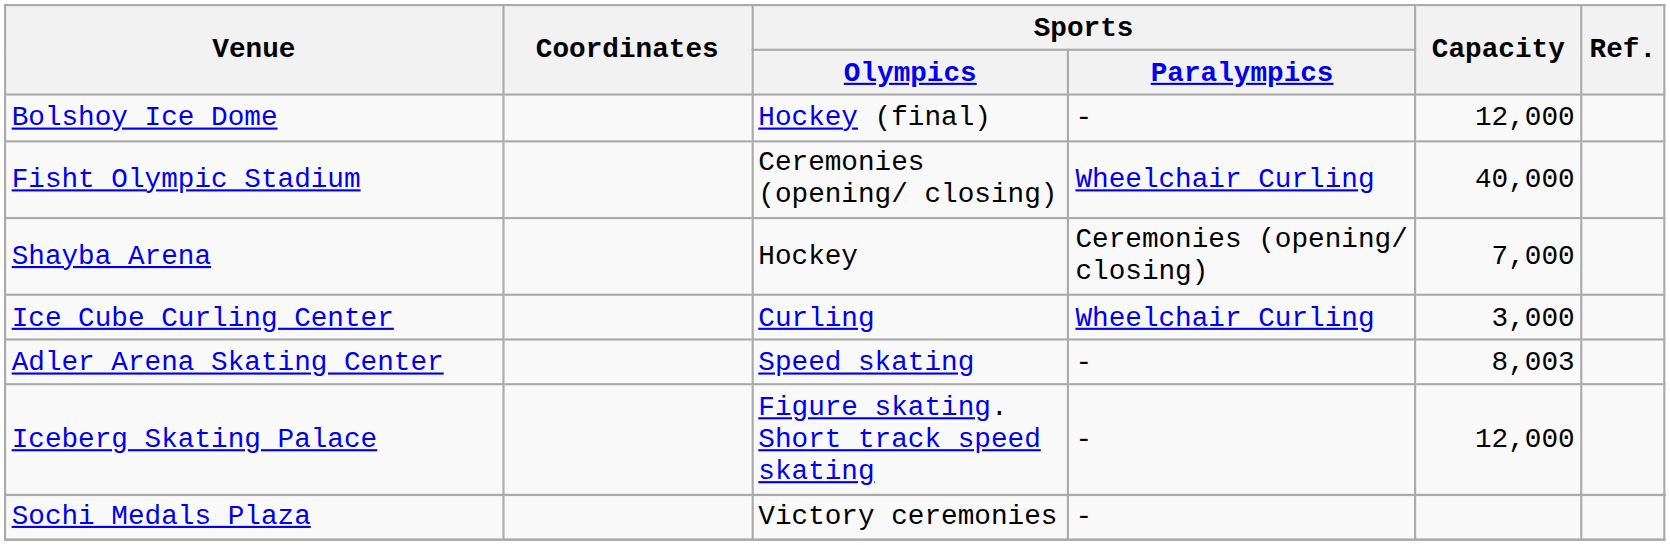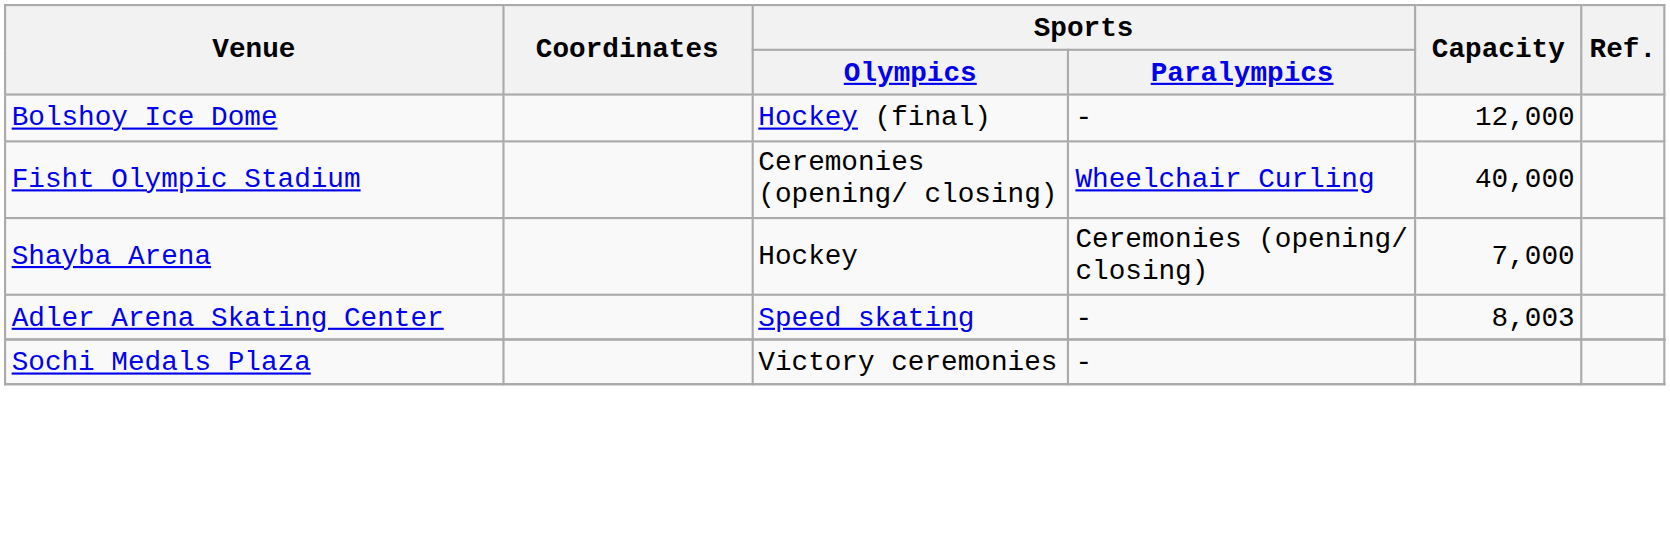- row: (203, 317)
- row: (194, 439)
